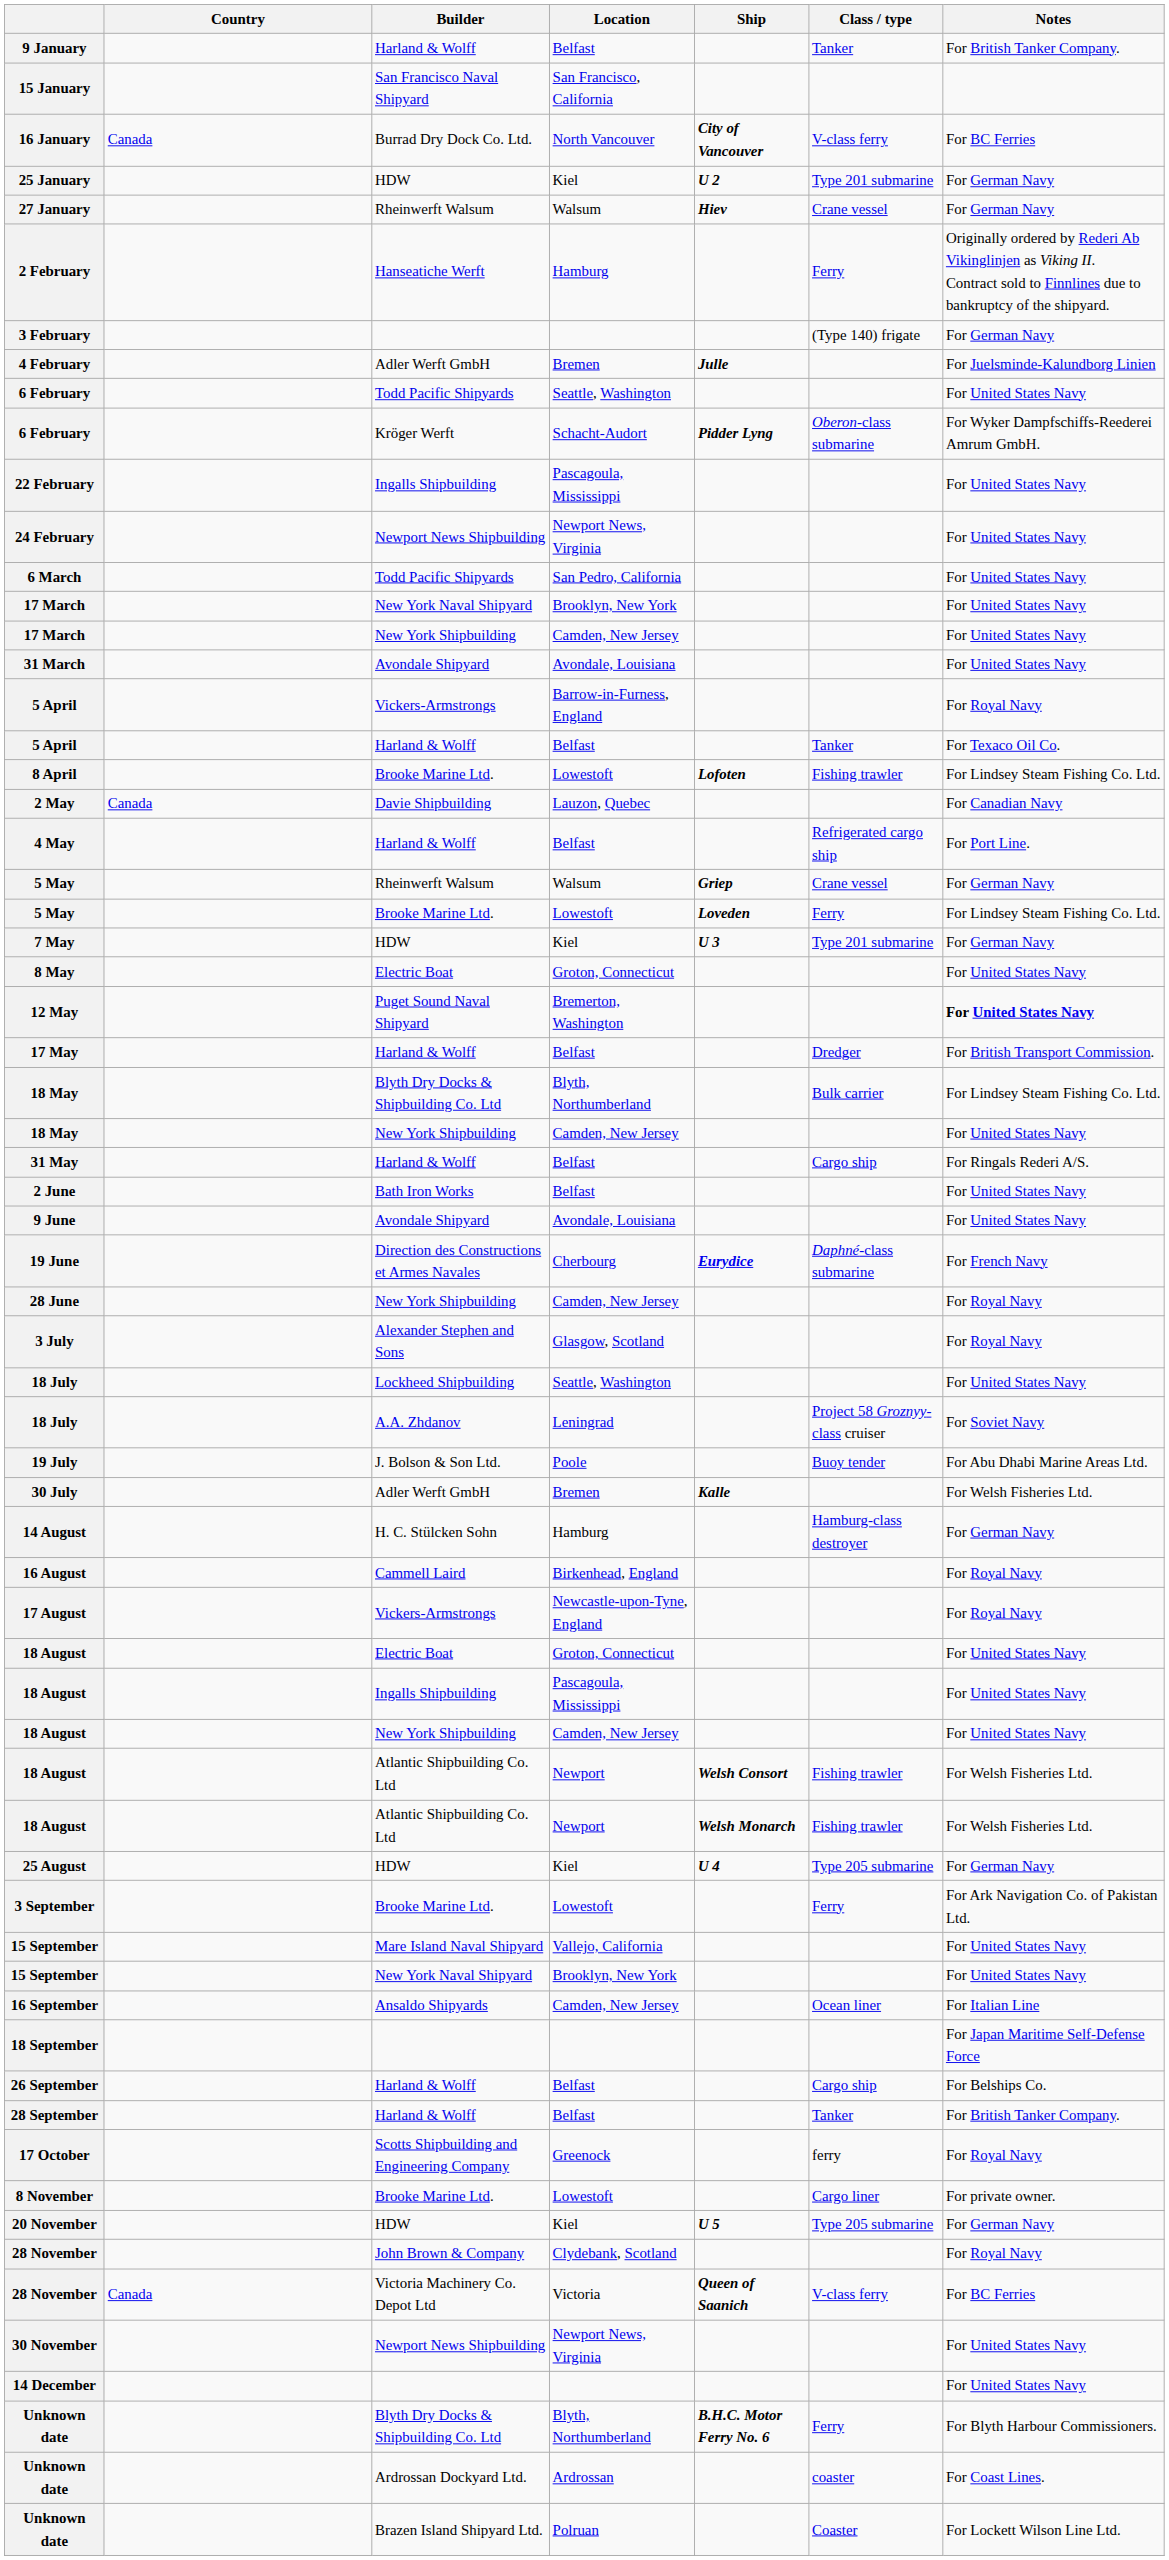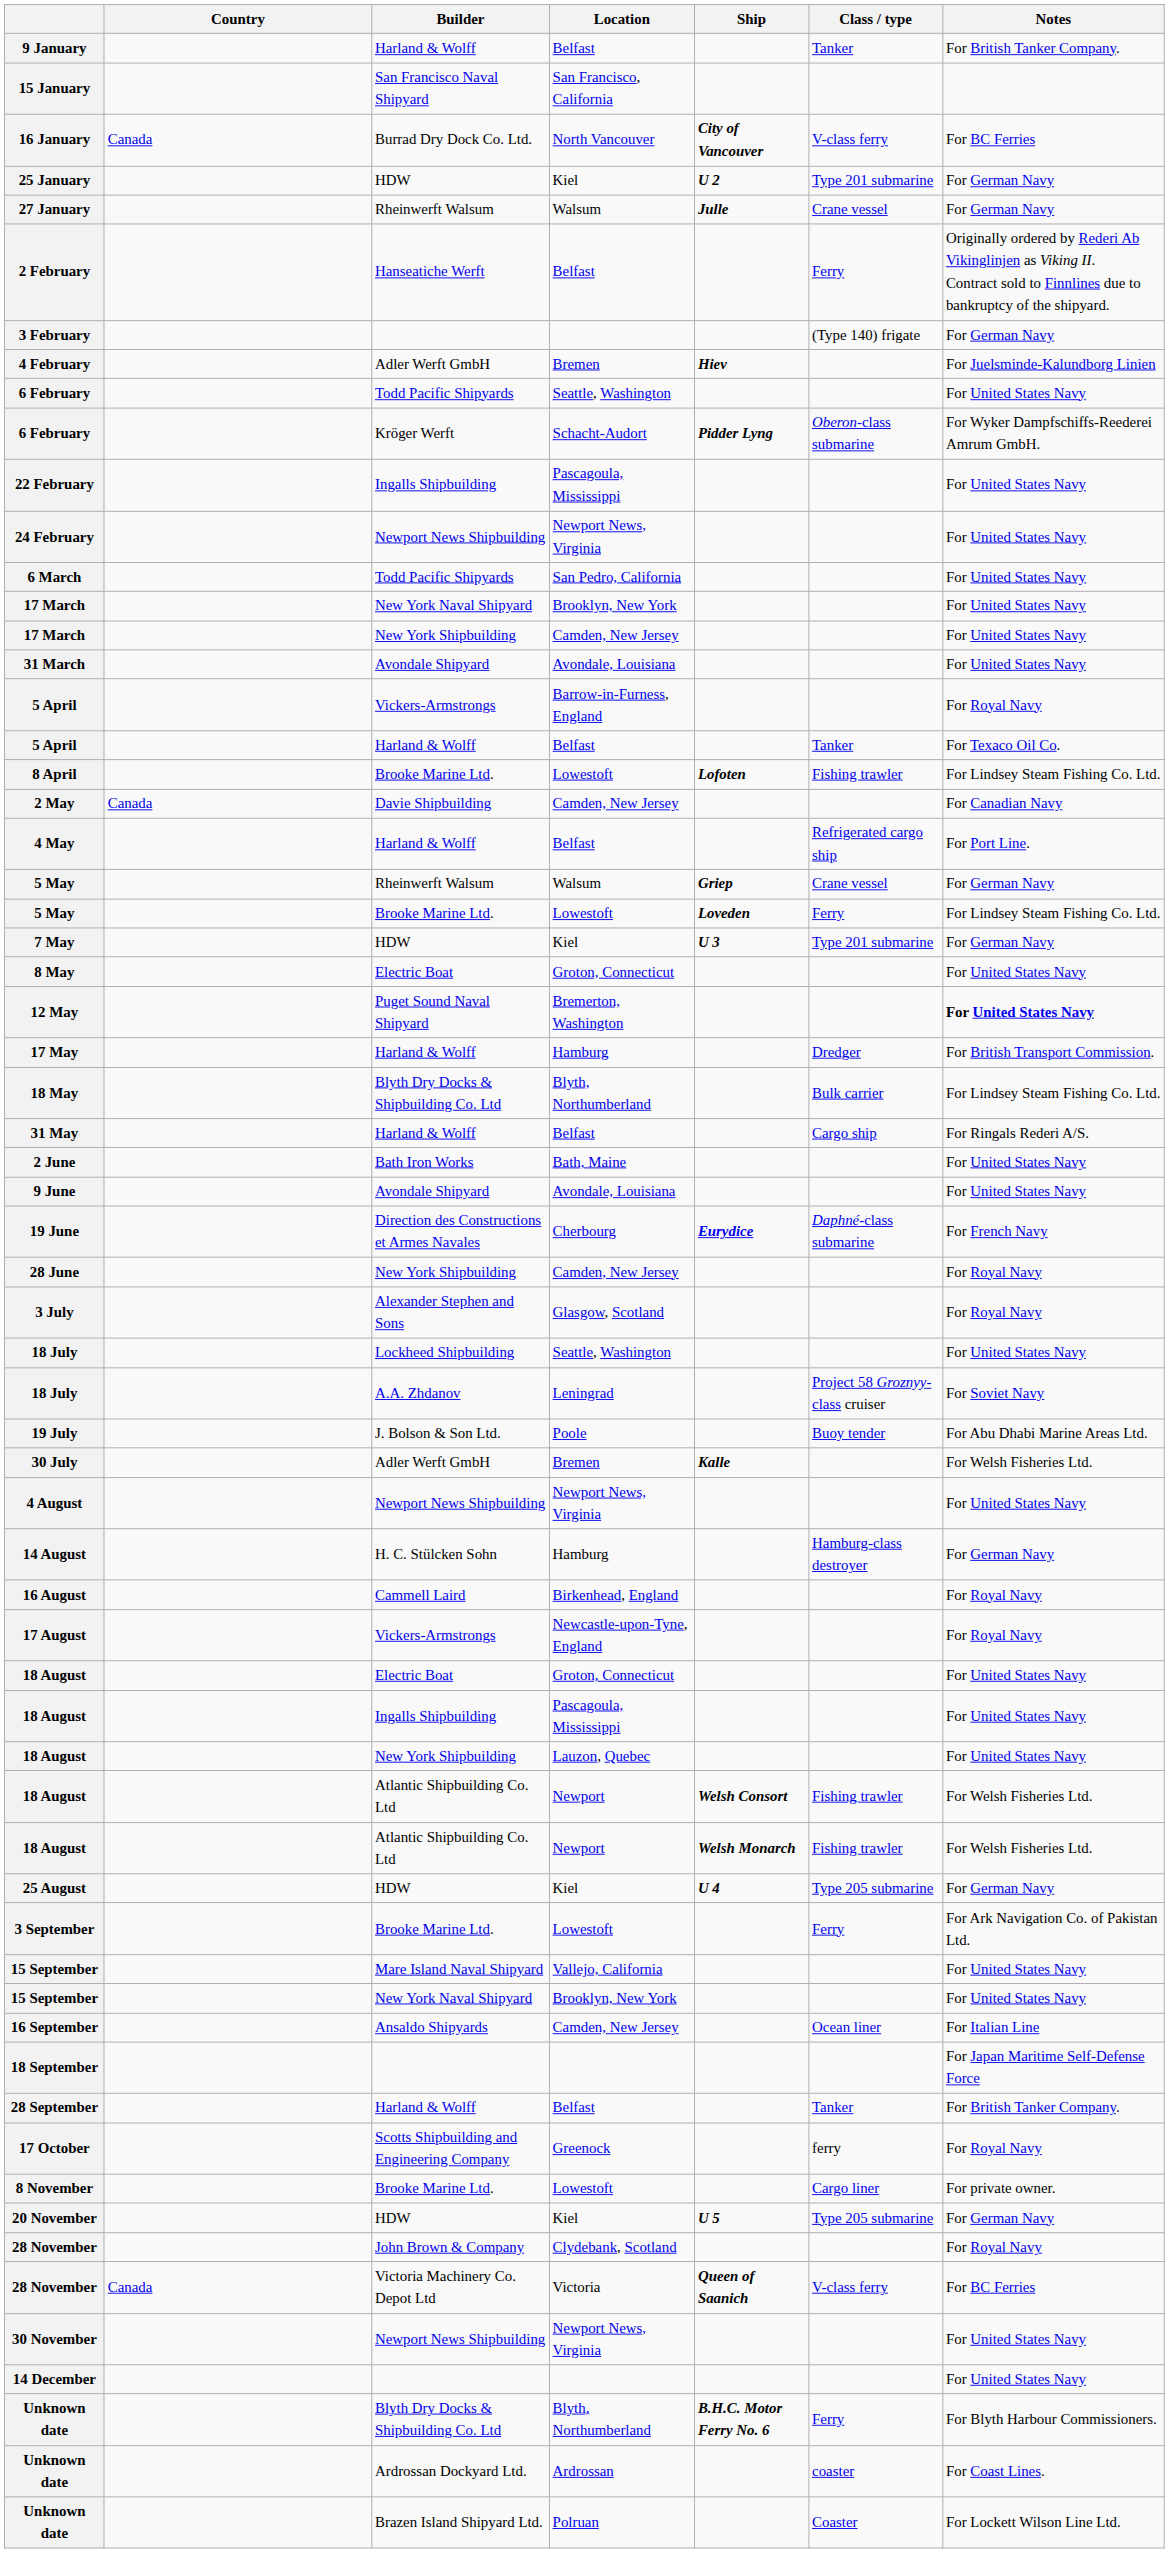(712, 209) Hiev -> (713, 209) Julle
(581, 272) Hamburg -> (574, 272) Belfast
(713, 364) Julle -> (712, 364) Hiev
(601, 803) Lauzon, Quebec -> (616, 803) Camden, New Jersey
(574, 1052) Belfast -> (581, 1052) Hamburg
- row: (54, 1133)
(574, 1191) Belfast -> (589, 1162) Bath, Maine
+ row: (54, 1503)
(616, 1733) Camden, New Jersey -> (601, 1756) Lauzon, Quebec
- row: (54, 2085)
